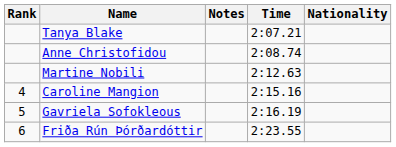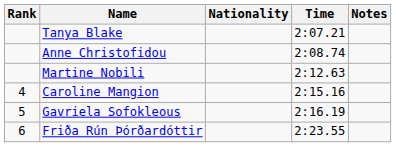columns swapped: (348, 15) <-> (227, 15)
